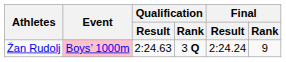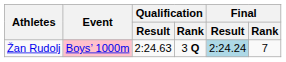(228, 49) no background -> (228, 49) lightblue background
(265, 49) 9 -> (265, 49) 7
